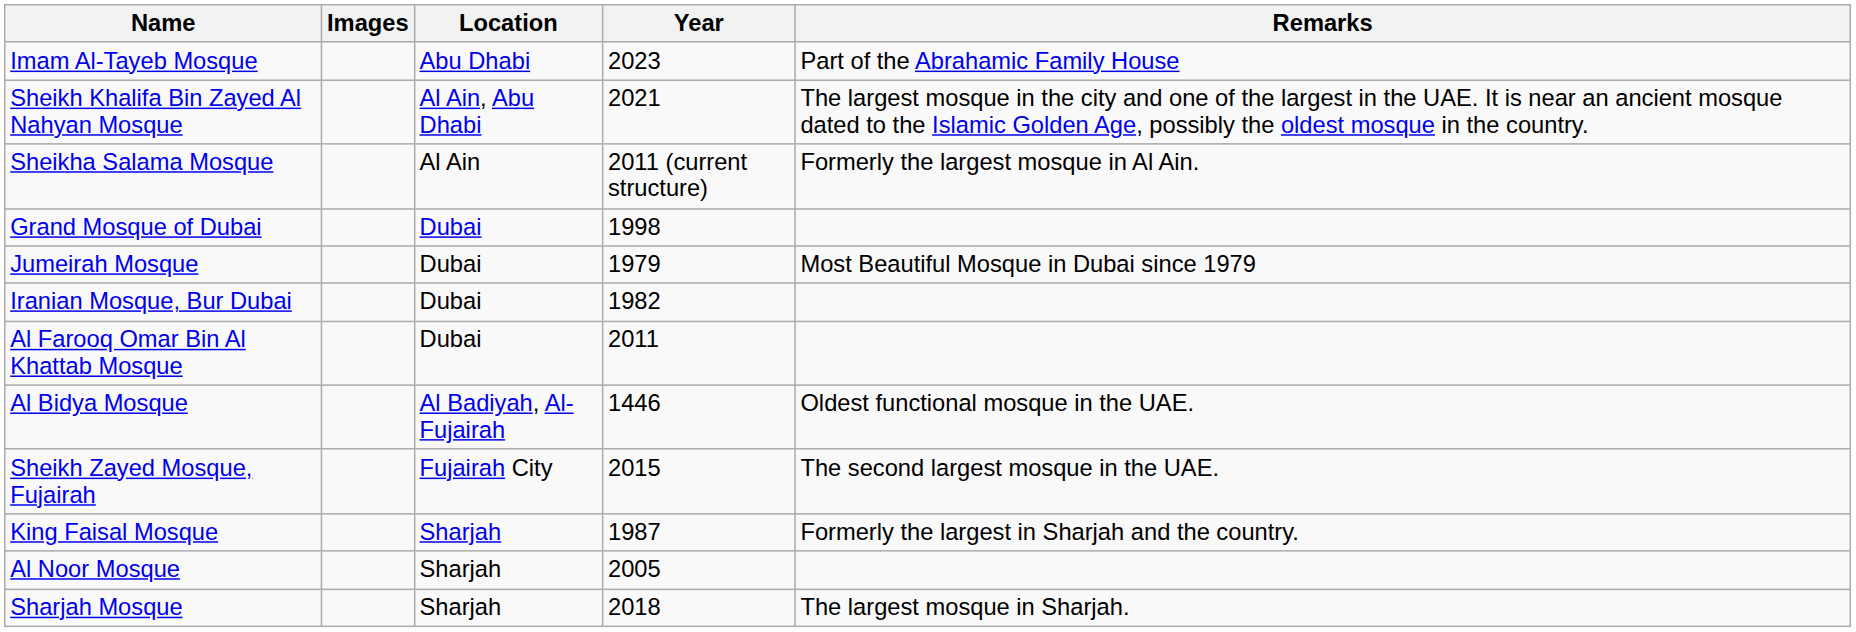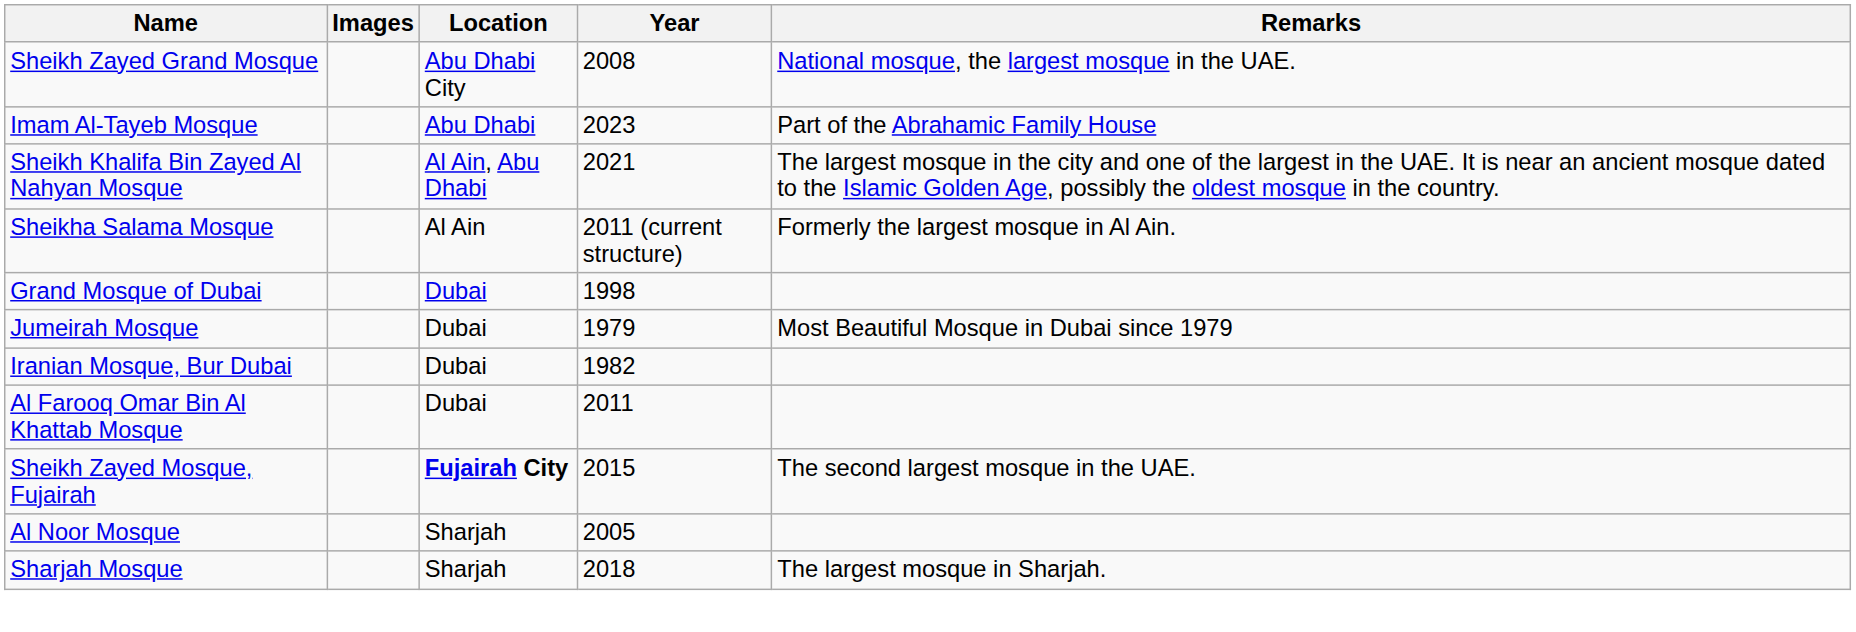+ row: (164, 60)
- row: (99, 403)
(486, 467) normal -> (496, 467) bold
- row: (114, 532)
